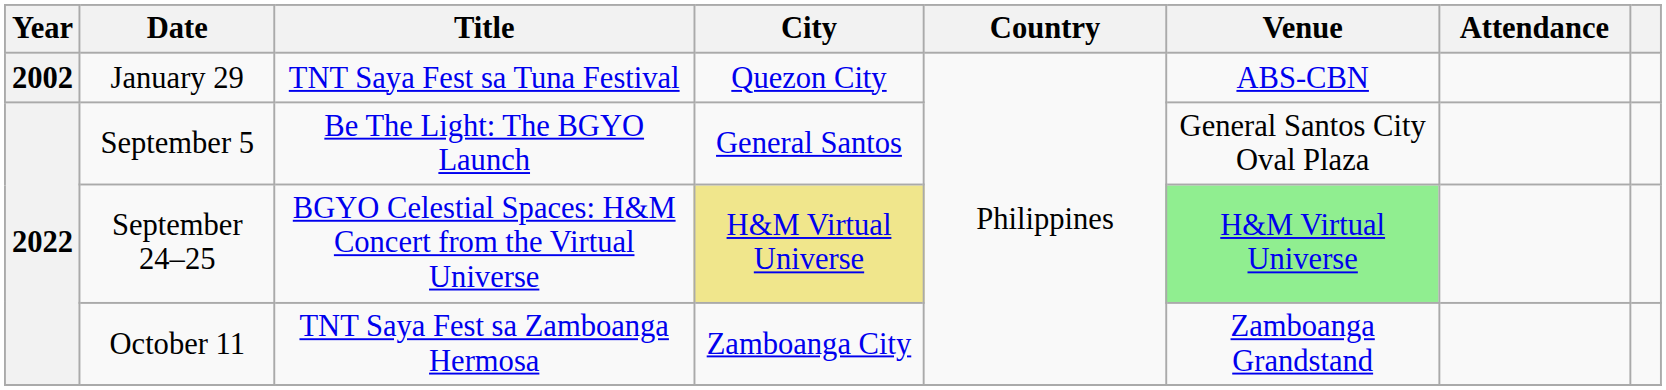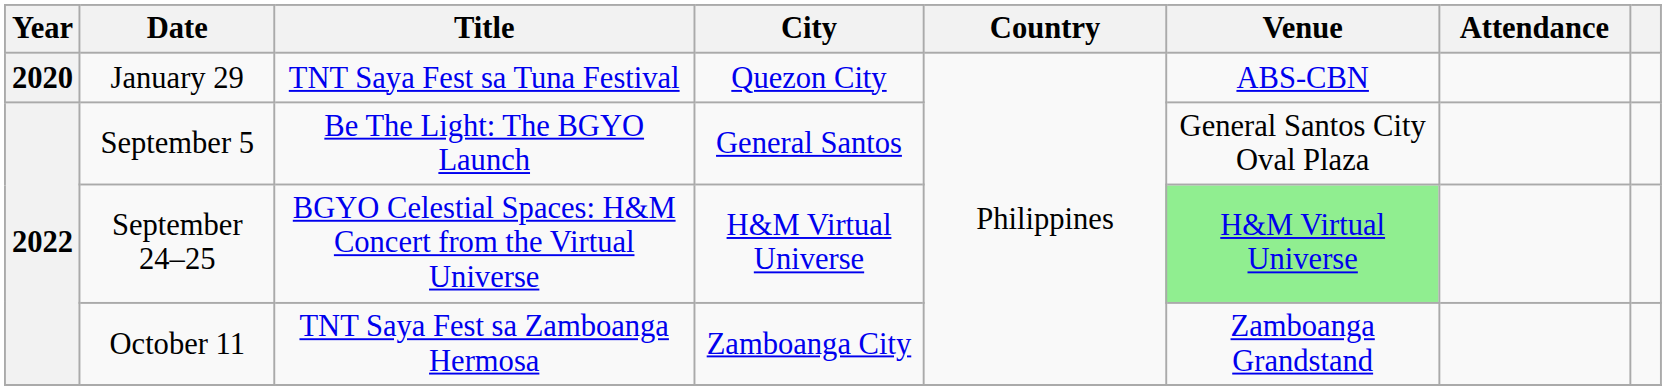(43, 77) 2002 -> (43, 77) 2020
(809, 242) khaki background -> (809, 242) no background
